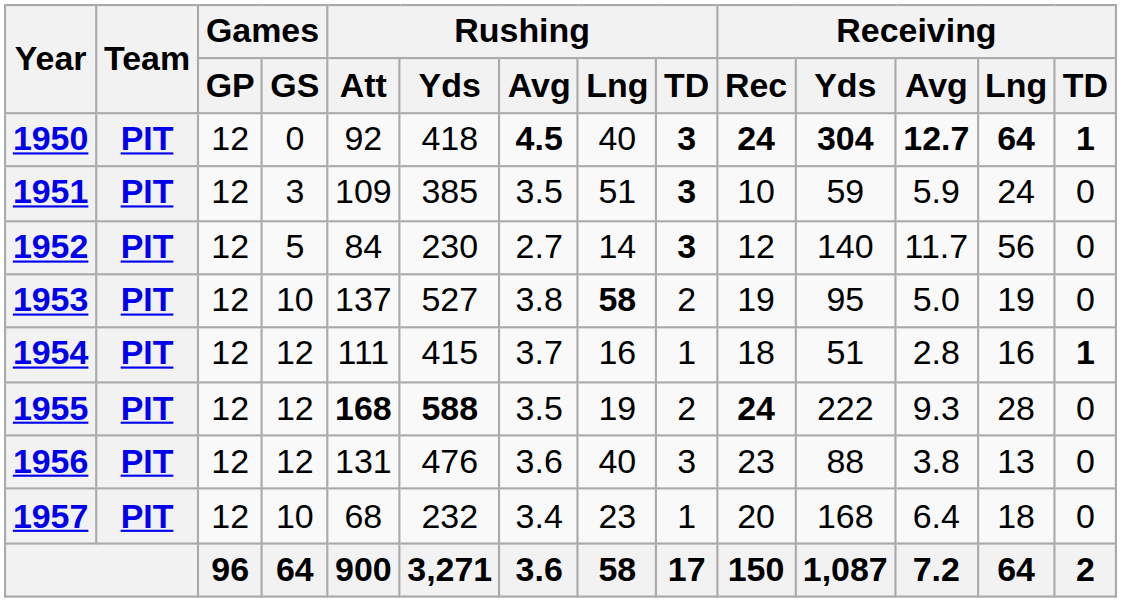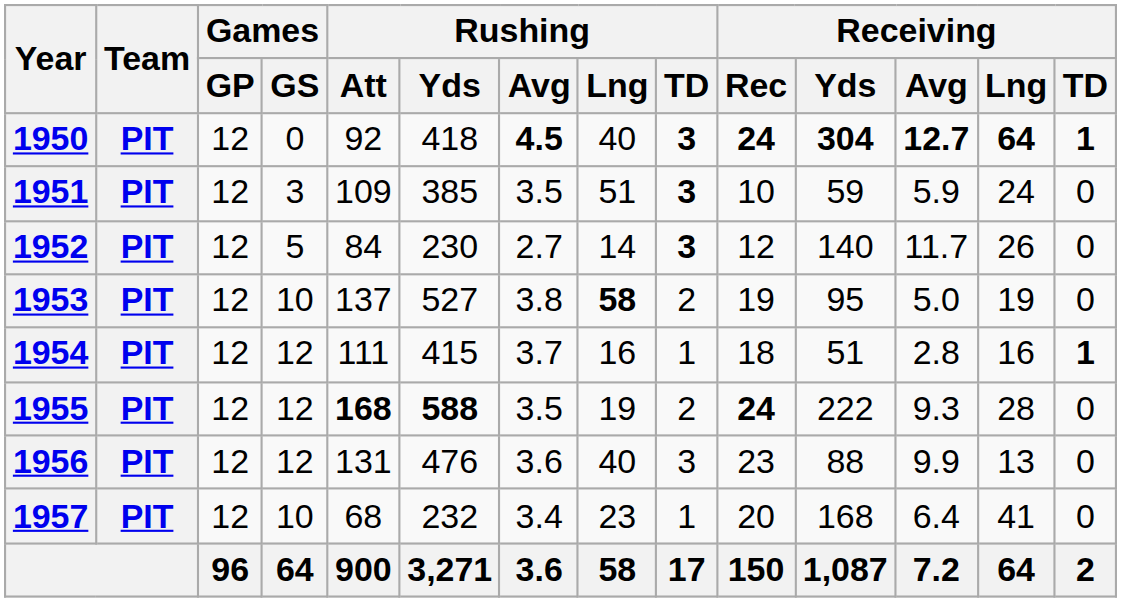(1016, 246) 56 -> (1016, 246) 26
(936, 461) 3.8 -> (936, 461) 9.9
(1016, 515) 18 -> (1016, 515) 41
